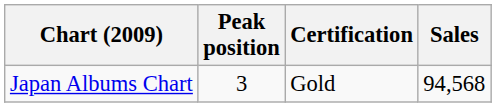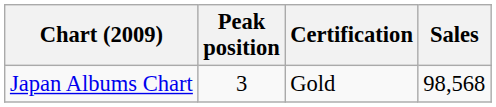(454, 83) 94,568 -> (454, 83) 98,568
